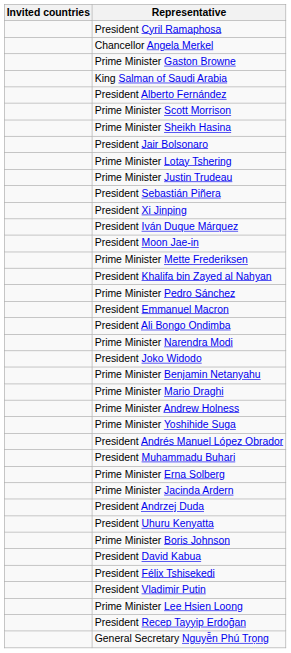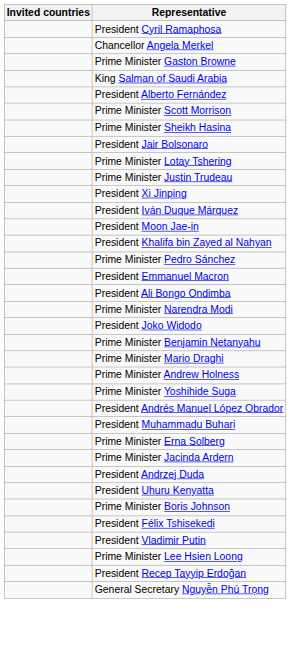- row: (158, 194)
- row: (171, 260)
- row: (148, 557)
